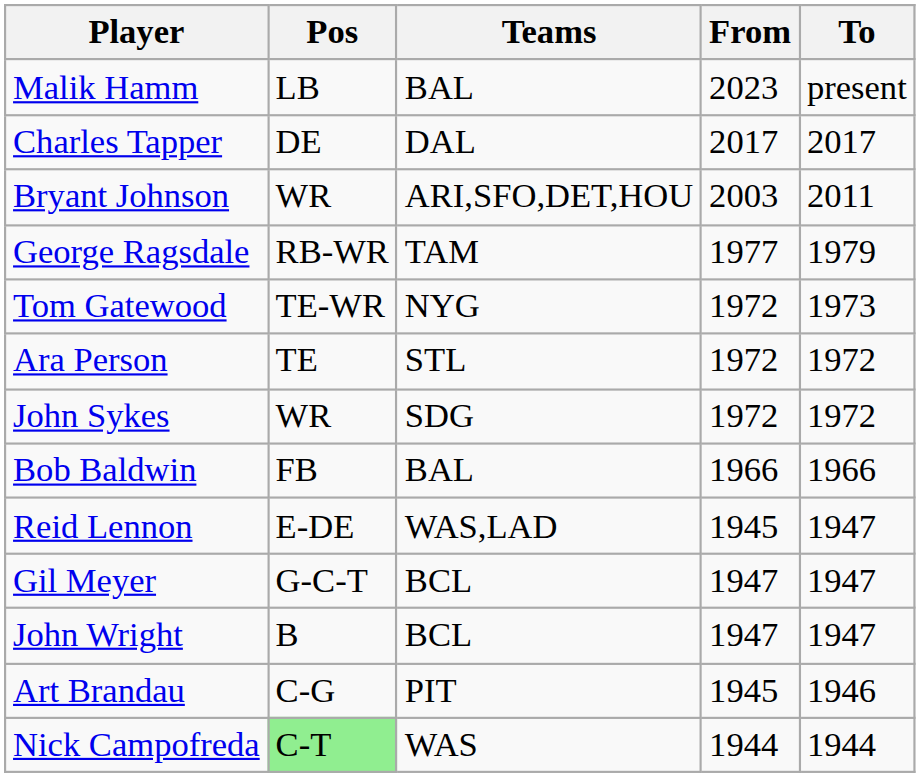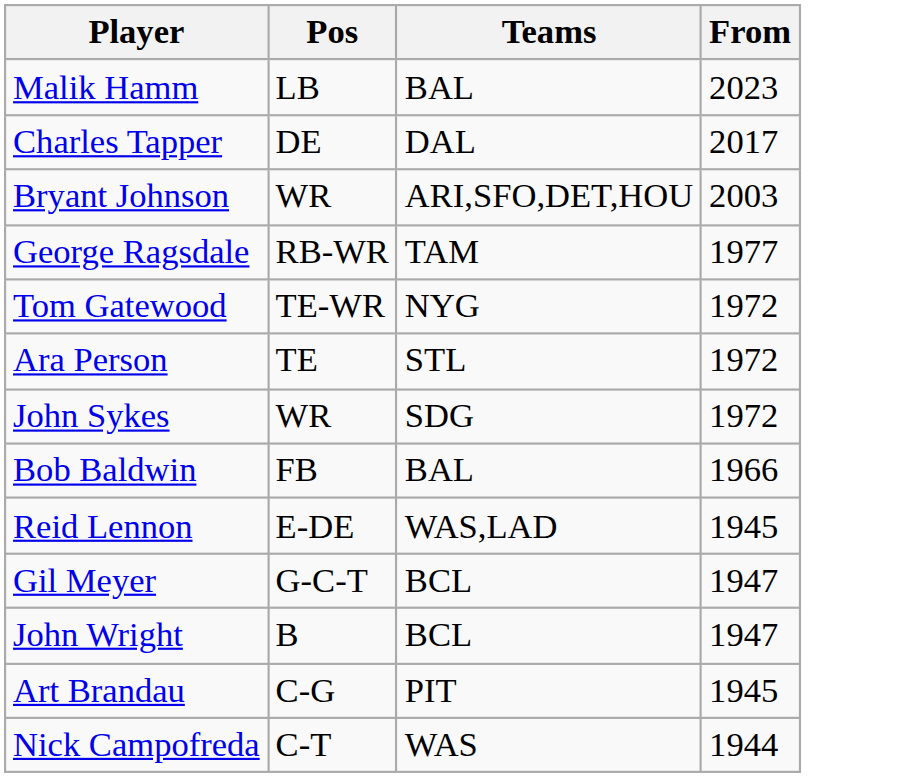- column: (857, 31)
(303, 744) lightgreen background -> (303, 744) no background
